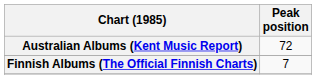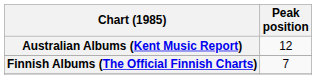(286, 45) 72 -> (286, 45) 12
